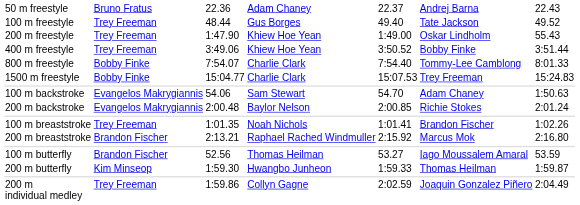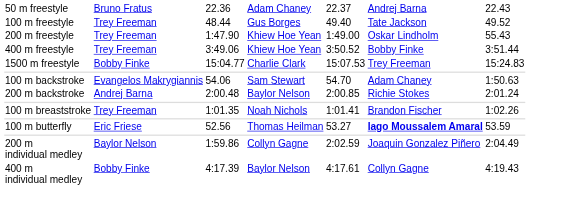- row: (39, 64)
(148, 108) Evangelos Makrygiannis -> (123, 94) Andrej Barna
- row: (48, 138)
(131, 154) Brandon Fischer -> (118, 127) Eric Friese
(474, 154) normal -> (425, 127) bold
- row: (38, 168)
(125, 185) Trey Freeman -> (125, 143) Baylor Nelson
+ row: (44, 174)
